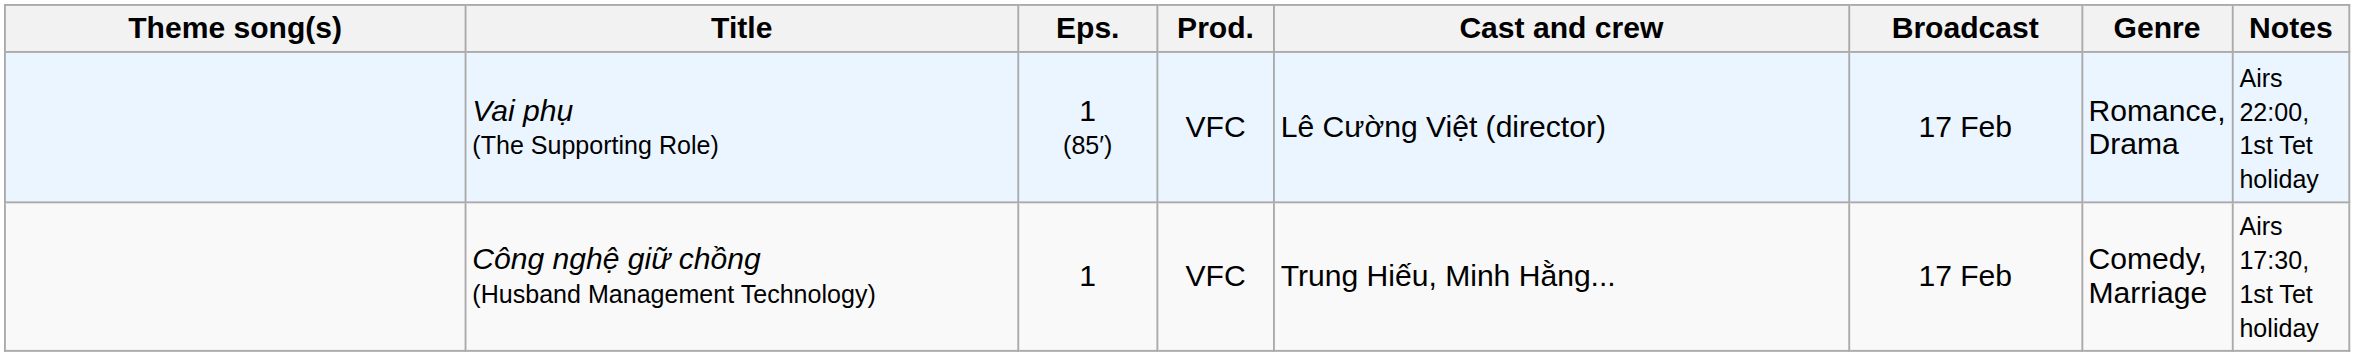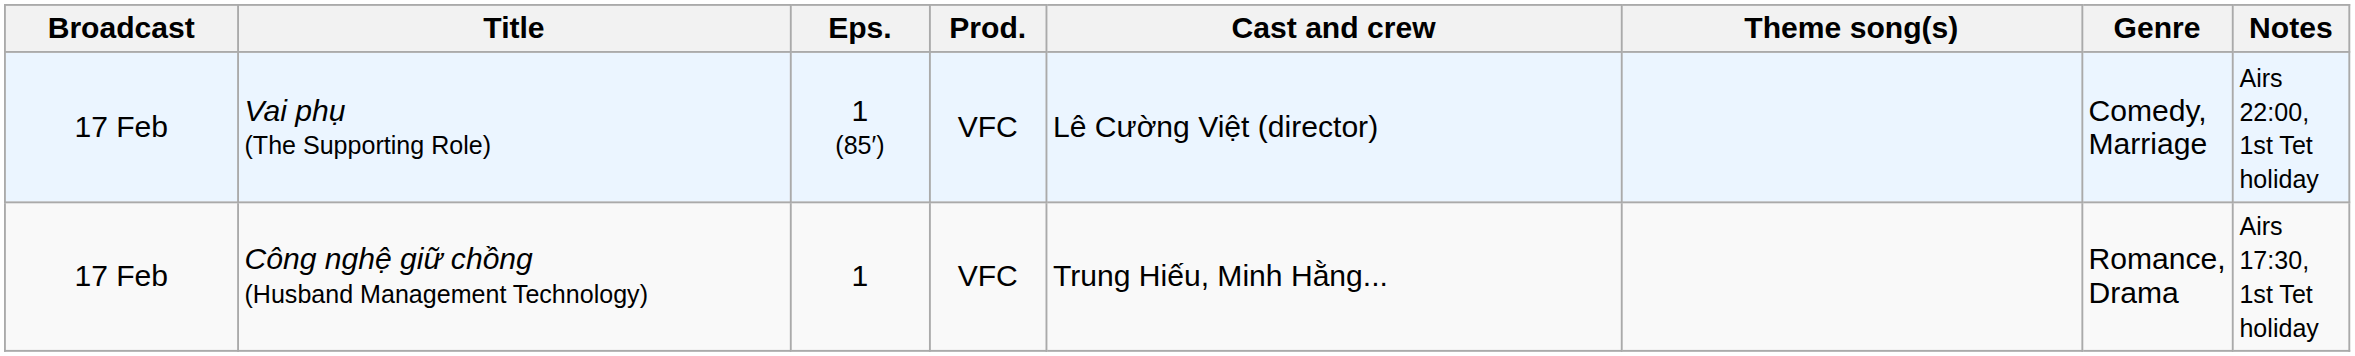columns swapped: (1965, 28) <-> (235, 28)
(2157, 126) Romance, Drama -> (2148, 126) Comedy, Marriage
(2148, 276) Comedy, Marriage -> (2157, 276) Romance, Drama
